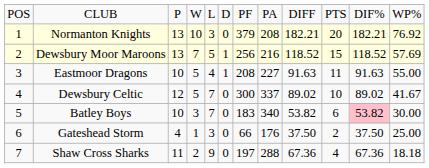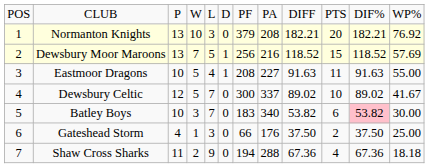(245, 152) 197 -> (245, 152) 194
